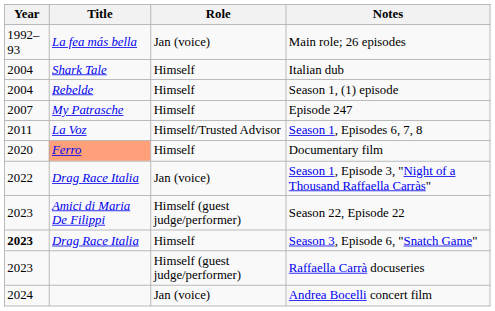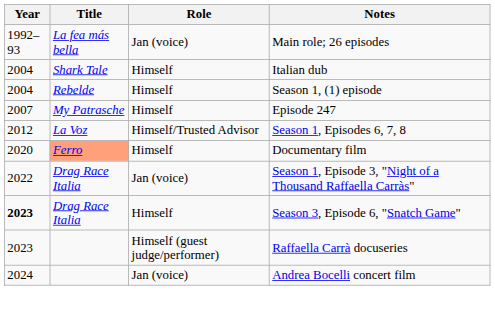(20, 130) 2011 -> (20, 130) 2012
- row: (347, 213)
